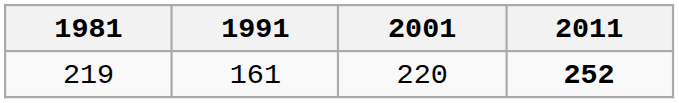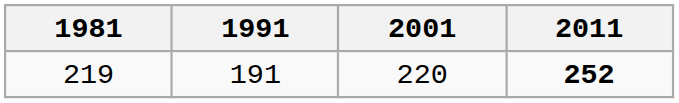(255, 75) 161 -> (255, 75) 191
